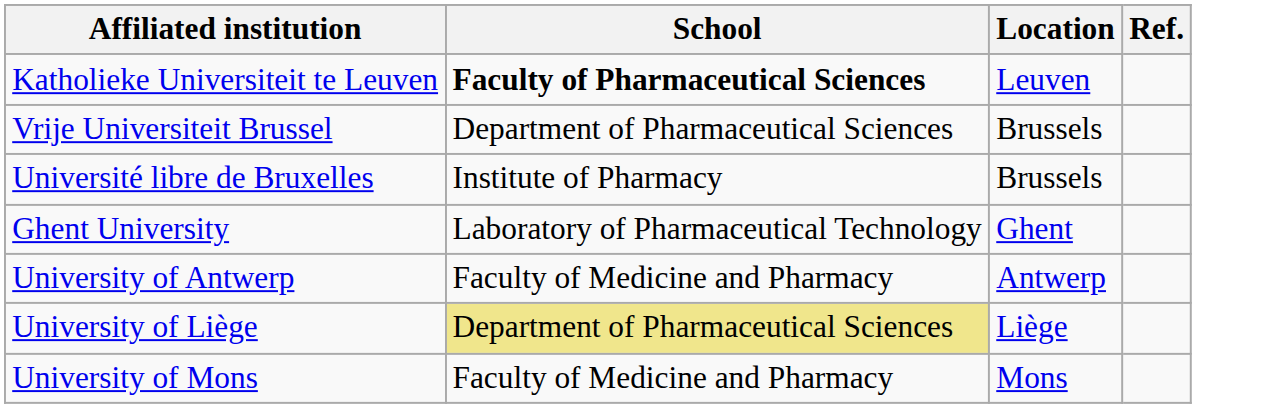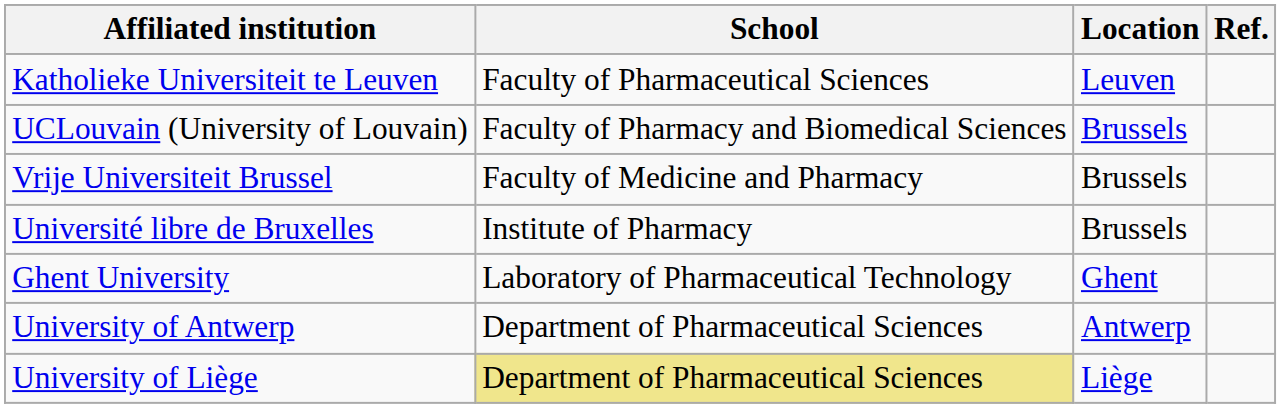(689, 79) bold -> (706, 79) normal
+ row: (240, 128)
(703, 128) Department of Pharmaceutical Sciences -> (703, 178) Faculty of Medicine and Pharmacy
(673, 278) Faculty of Medicine and Pharmacy -> (733, 327) Department of Pharmaceutical Sciences
- row: (135, 377)
